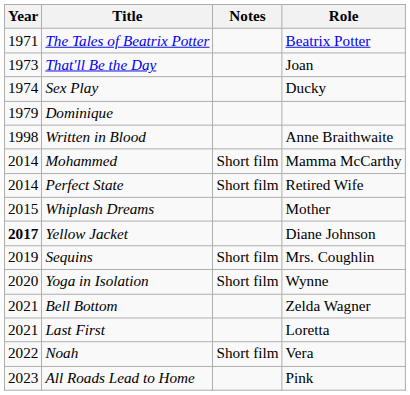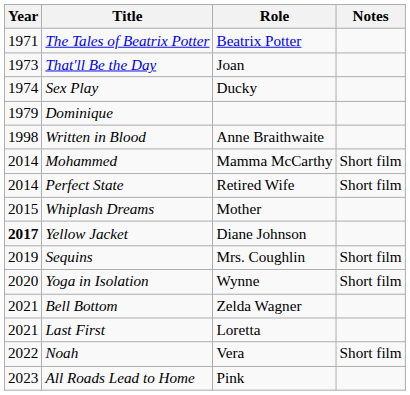columns swapped: (344, 16) <-> (248, 16)
